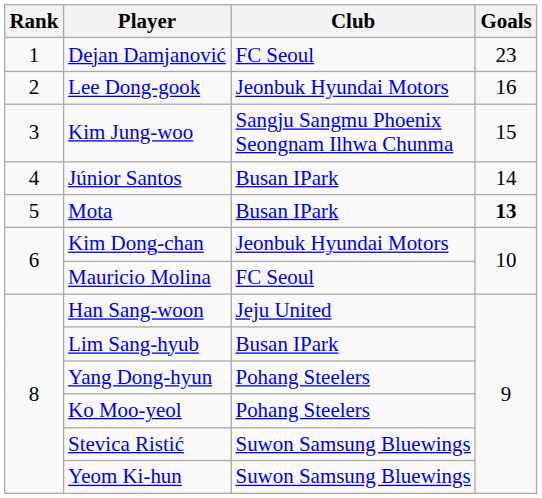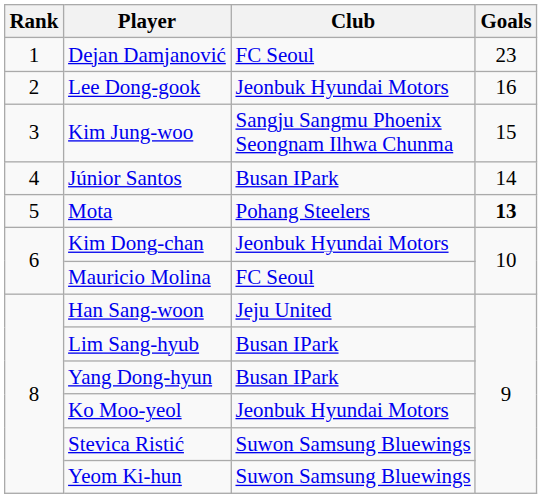(287, 210) Busan IPark -> (303, 210) Pohang Steelers
(303, 377) Pohang Steelers -> (287, 377) Busan IPark
(303, 410) Pohang Steelers -> (342, 410) Jeonbuk Hyundai Motors
